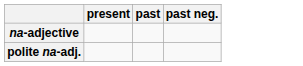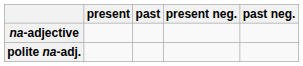+ column: (201, 14)
